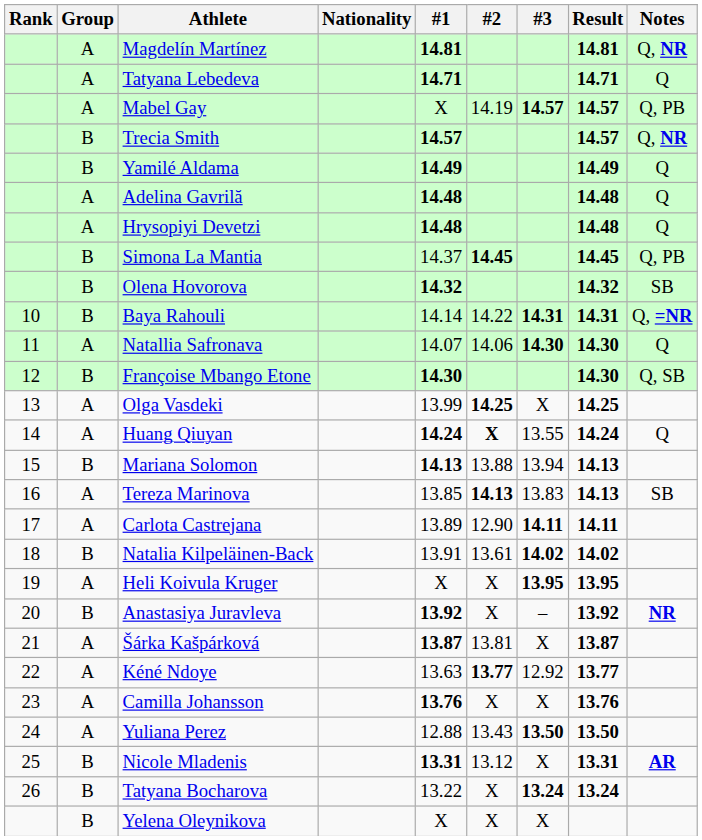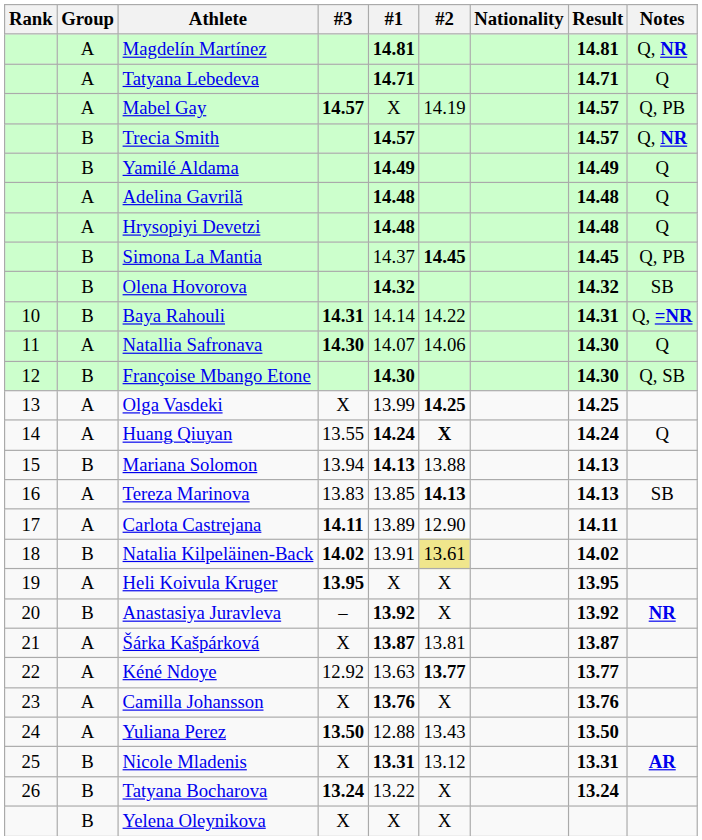columns swapped: (367, 19) <-> (543, 19)
(492, 553) no background -> (445, 553) khaki background
